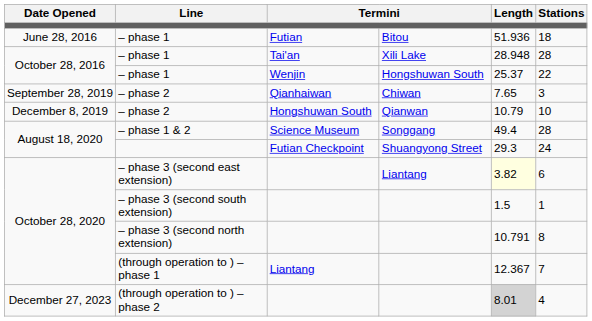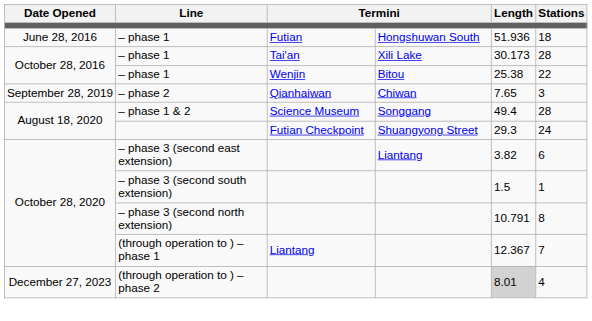(395, 37) Bitou -> (429, 37) Hongshuwan South
(512, 56) 28.948 -> (512, 56) 30.173
(433, 74) Hongshuwan South -> (391, 74) Bitou
(509, 74) 25.37 -> (509, 74) 25.38
- row: (144, 111)
(505, 173) lightyellow background -> (505, 155) no background
